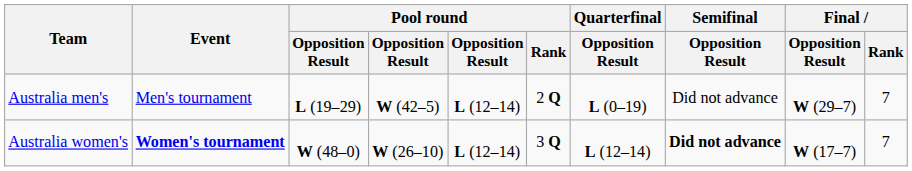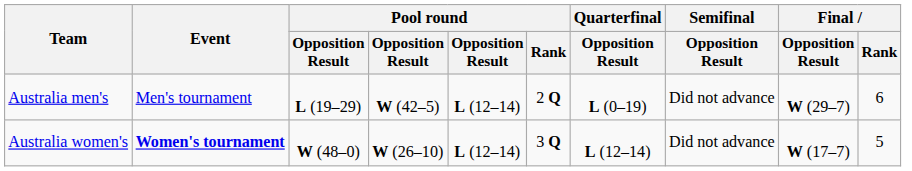(886, 97) 7 -> (879, 97) 6
(725, 143) bold -> (722, 143) normal
(886, 143) 7 -> (879, 143) 5
